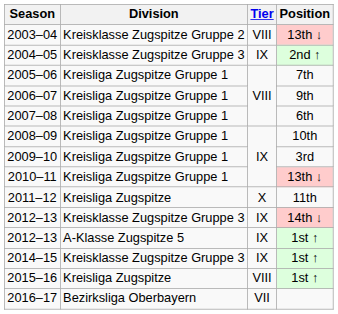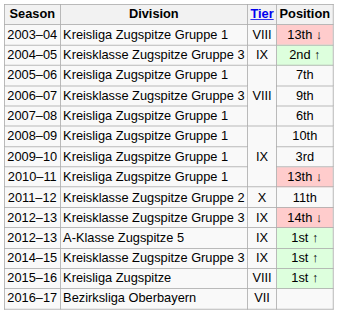(154, 34) Kreisklasse Zugspitze Gruppe 2 -> (146, 34) Kreisliga Zugspitze Gruppe 1
(146, 95) Kreisliga Zugspitze Gruppe 1 -> (154, 95) Kreisklasse Zugspitze Gruppe 3
(117, 197) Kreisliga Zugspitze -> (154, 197) Kreisklasse Zugspitze Gruppe 2
